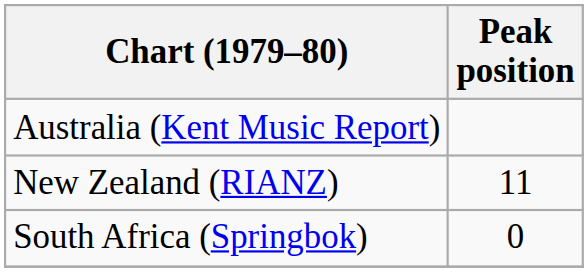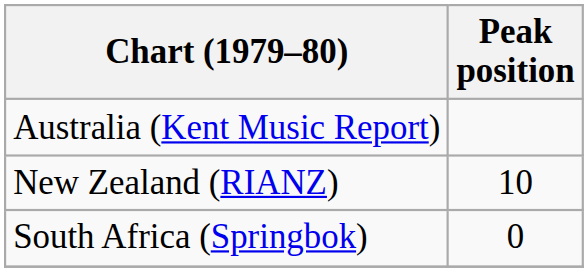(516, 182) 11 -> (516, 182) 10
